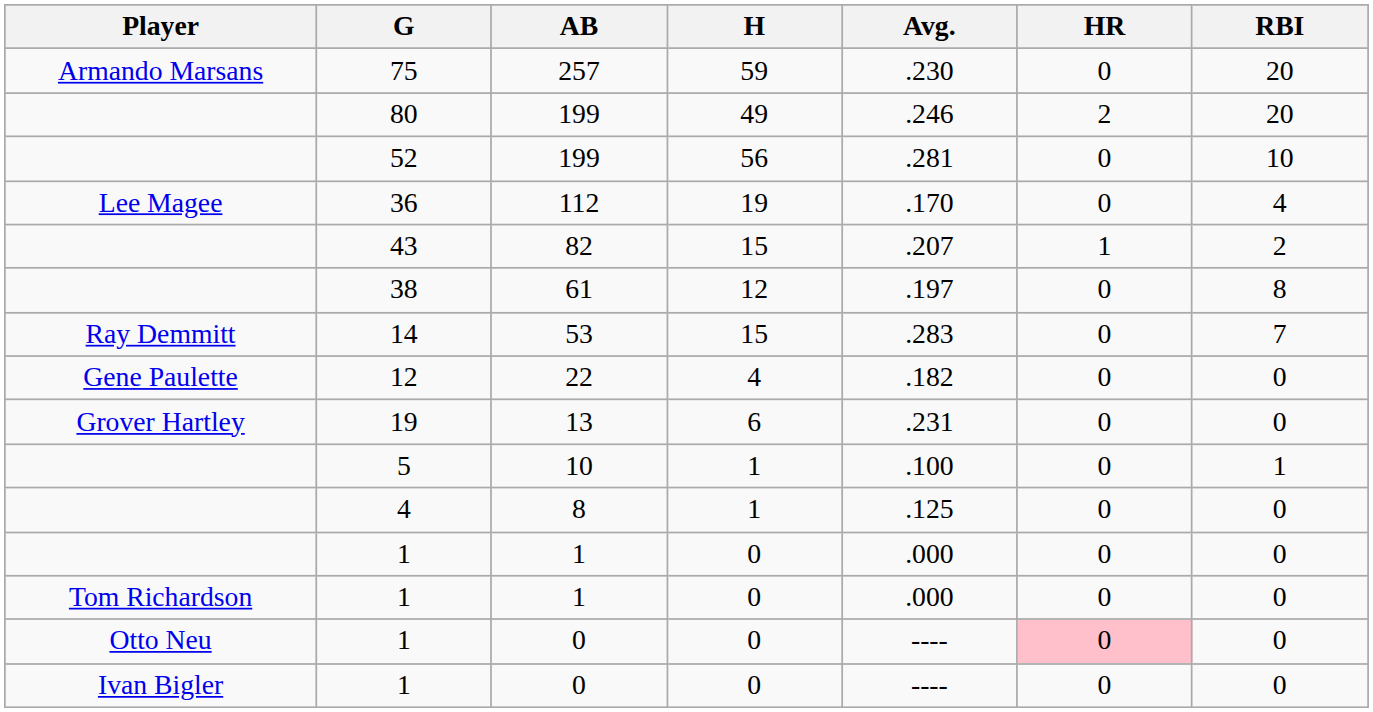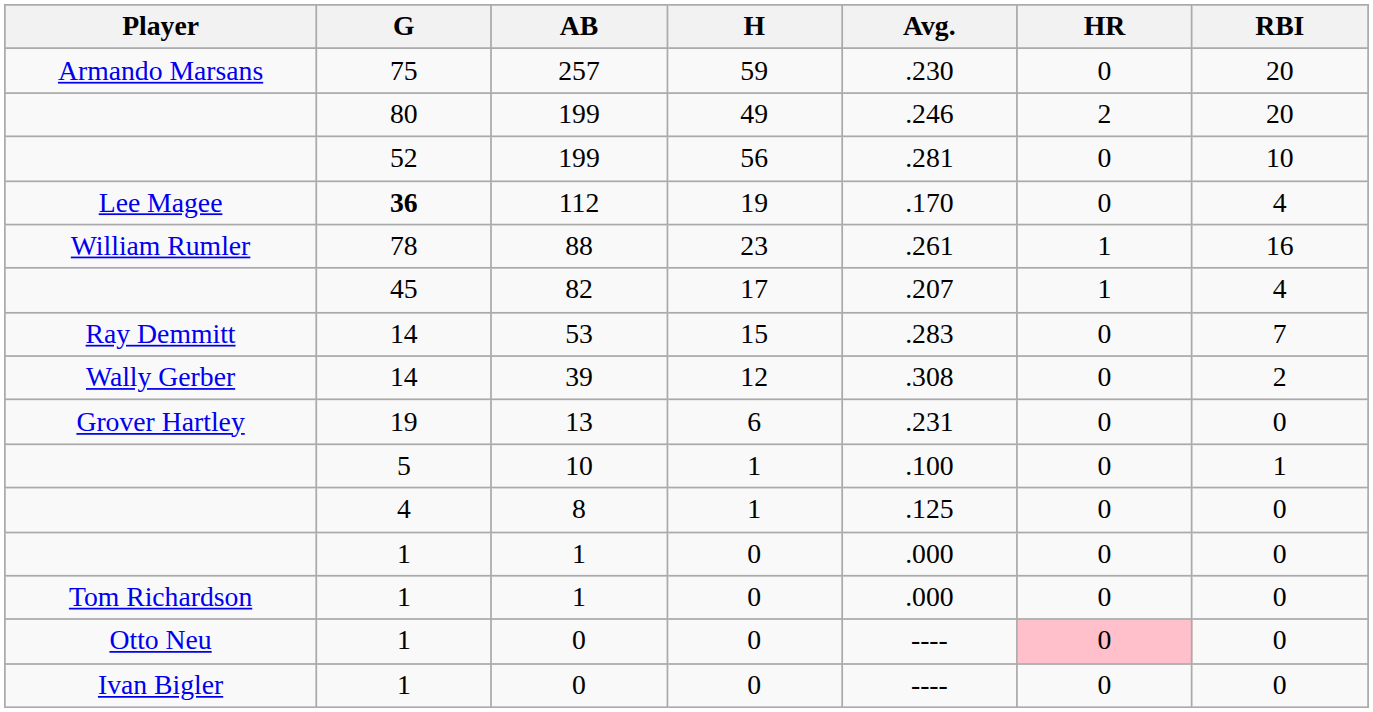(404, 202) normal -> (404, 202) bold
+ row: (161, 245)
(404, 245) 43 -> (404, 289) 45
(754, 245) 15 -> (754, 289) 17
(1280, 245) 2 -> (1280, 289) 4
- row: (161, 290)
+ row: (161, 377)
- row: (161, 377)
